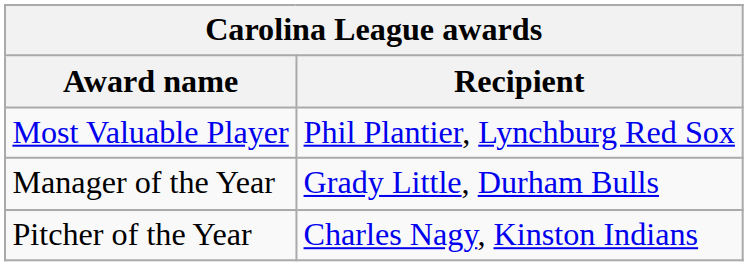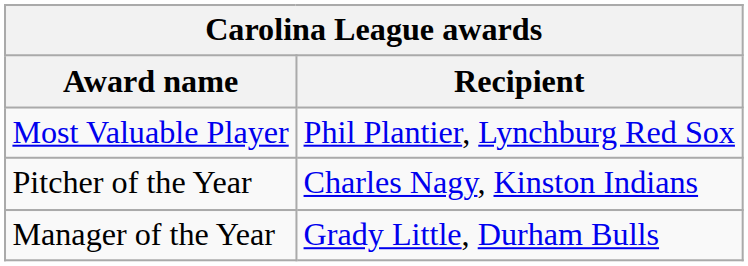rows swapped: (132, 234) <-> (144, 183)
